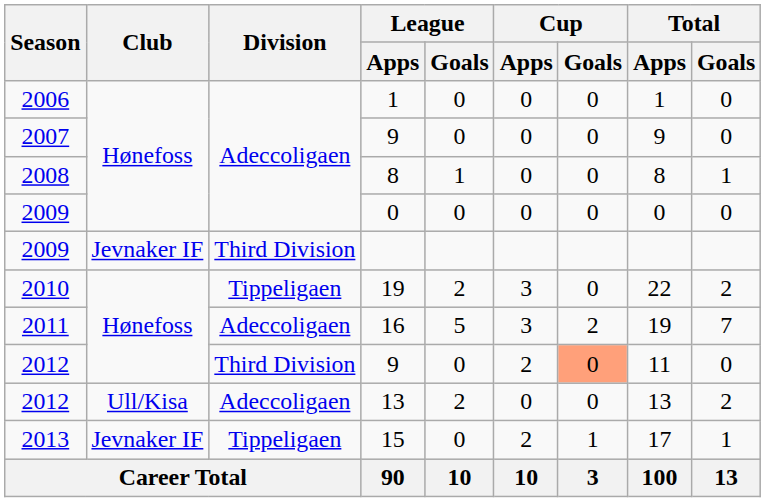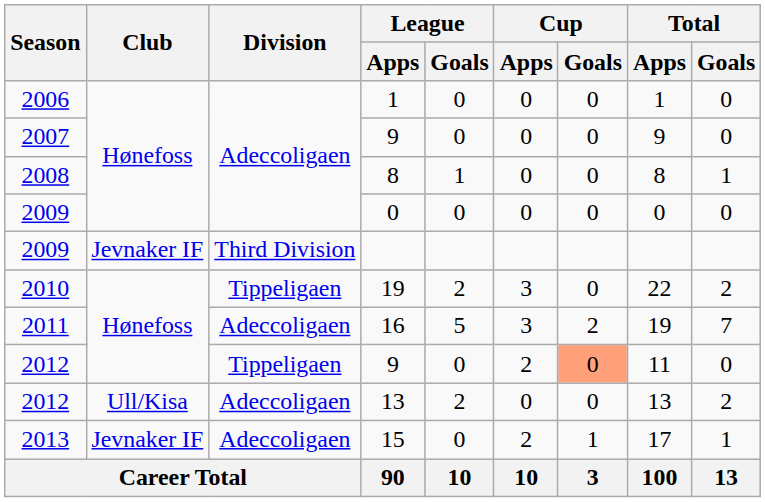(285, 363) Third Division -> (285, 363) Tippeligaen
(285, 439) Tippeligaen -> (285, 439) Adeccoligaen
